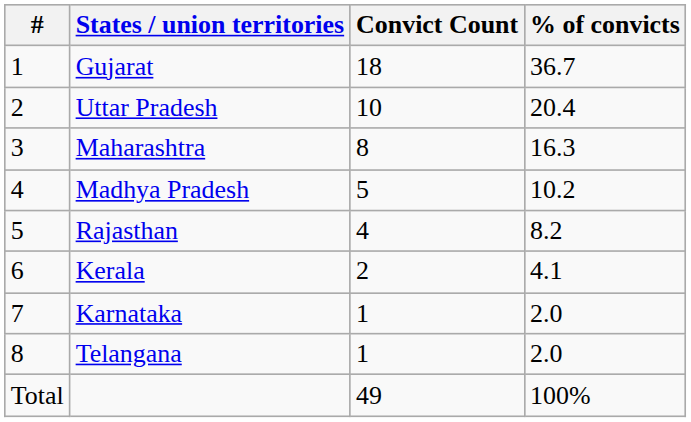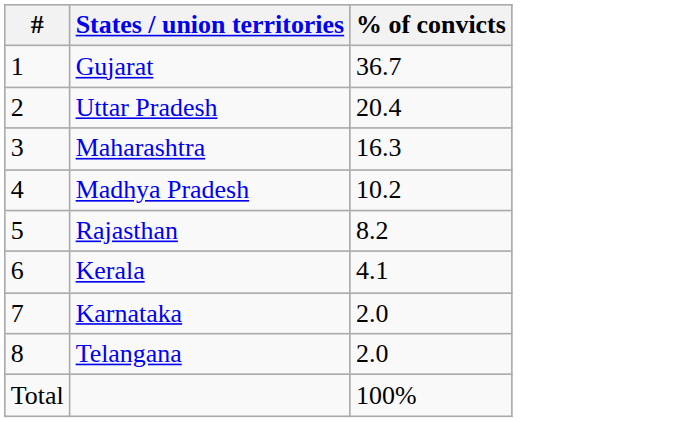- column: (437, 25)
